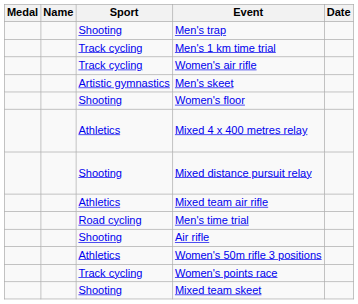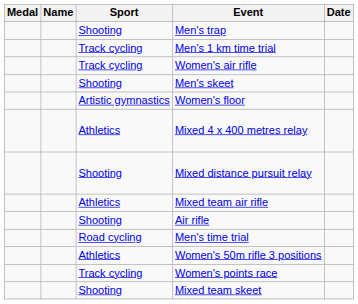(124, 83) Artistic gymnastics -> (100, 83) Shooting
(100, 100) Shooting -> (124, 100) Artistic gymnastics
rows swapped: (192, 238) <-> (212, 220)
